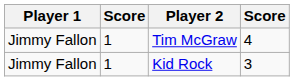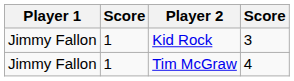rows swapped: (182, 64) <-> (195, 40)
